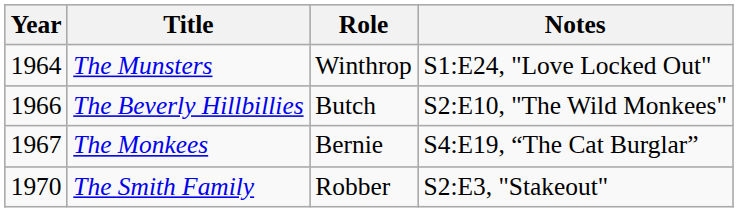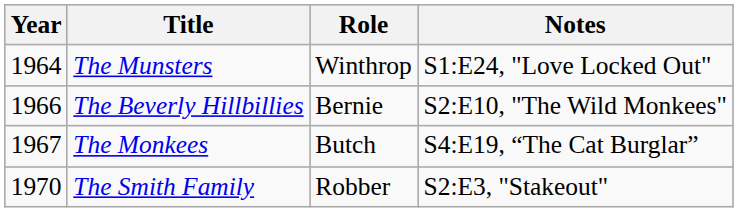(346, 105) Butch -> (349, 105) Bernie
(349, 145) Bernie -> (346, 145) Butch
